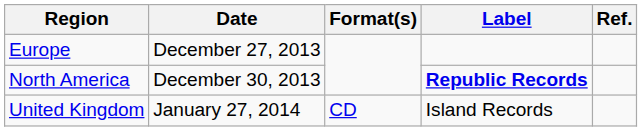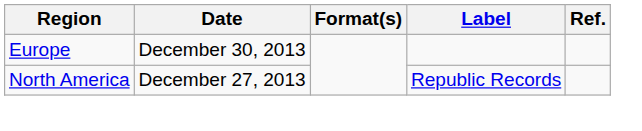(237, 49) December 27, 2013 -> (222, 49) December 30, 2013
(237, 79) December 30, 2013 -> (222, 79) December 27, 2013
(507, 79) bold -> (486, 79) normal
- row: (77, 110)
